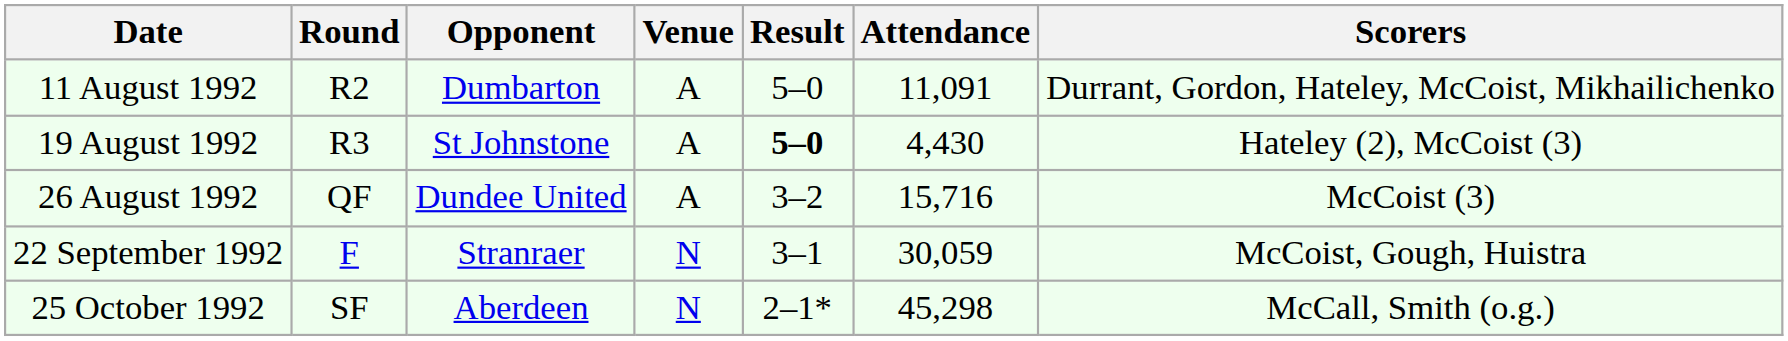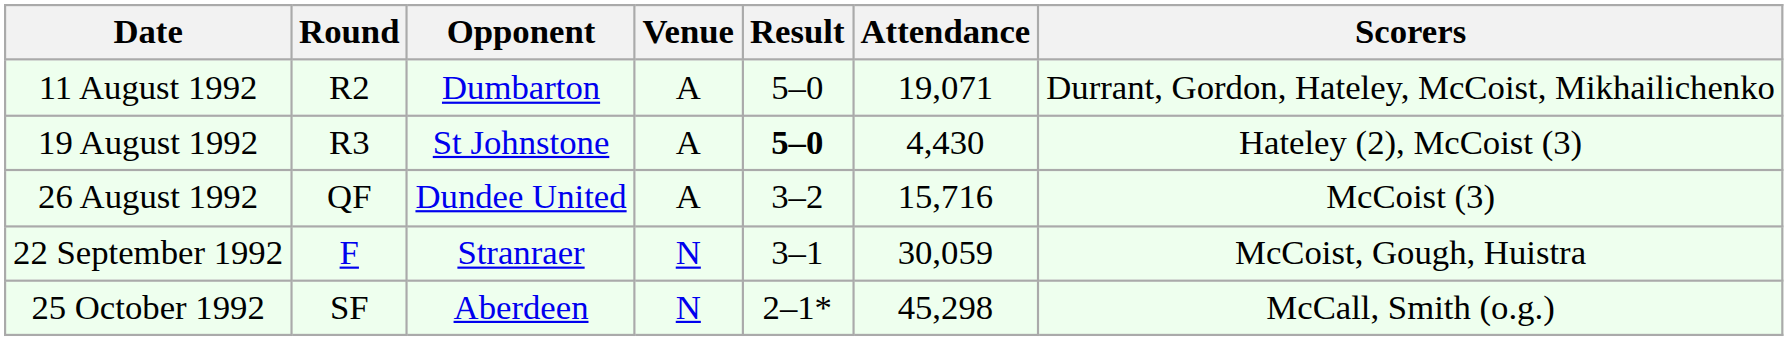(945, 87) 11,091 -> (945, 87) 19,071
